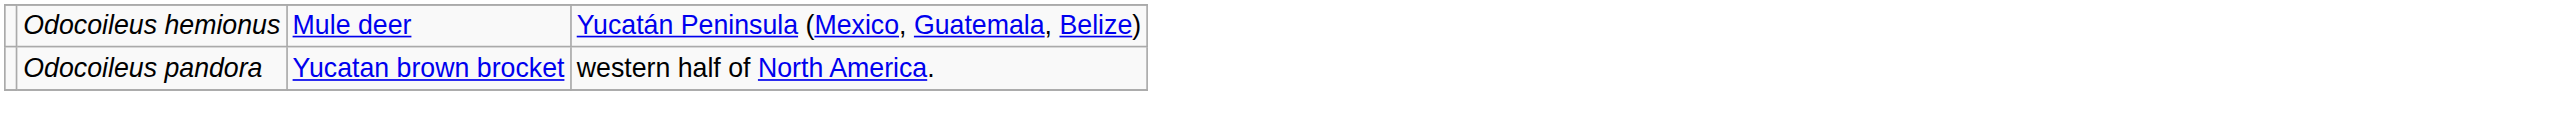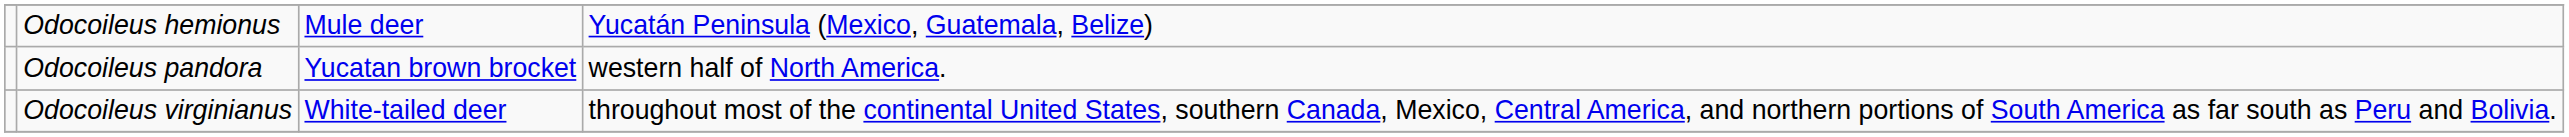+ row: (158, 110)
